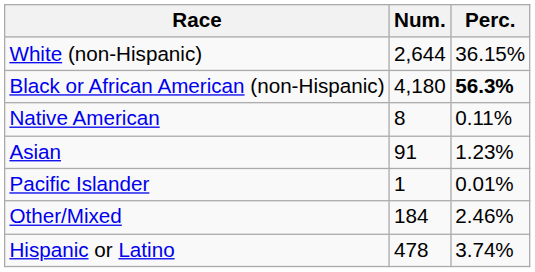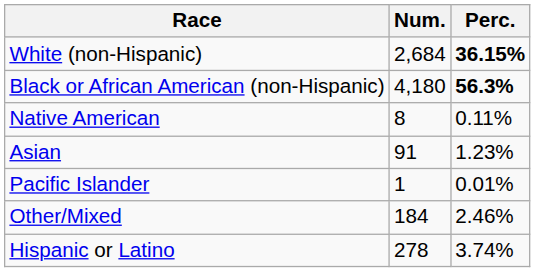(420, 53) 2,644 -> (420, 53) 2,684
(490, 53) normal -> (490, 53) bold
(411, 250) 478 -> (411, 250) 278
